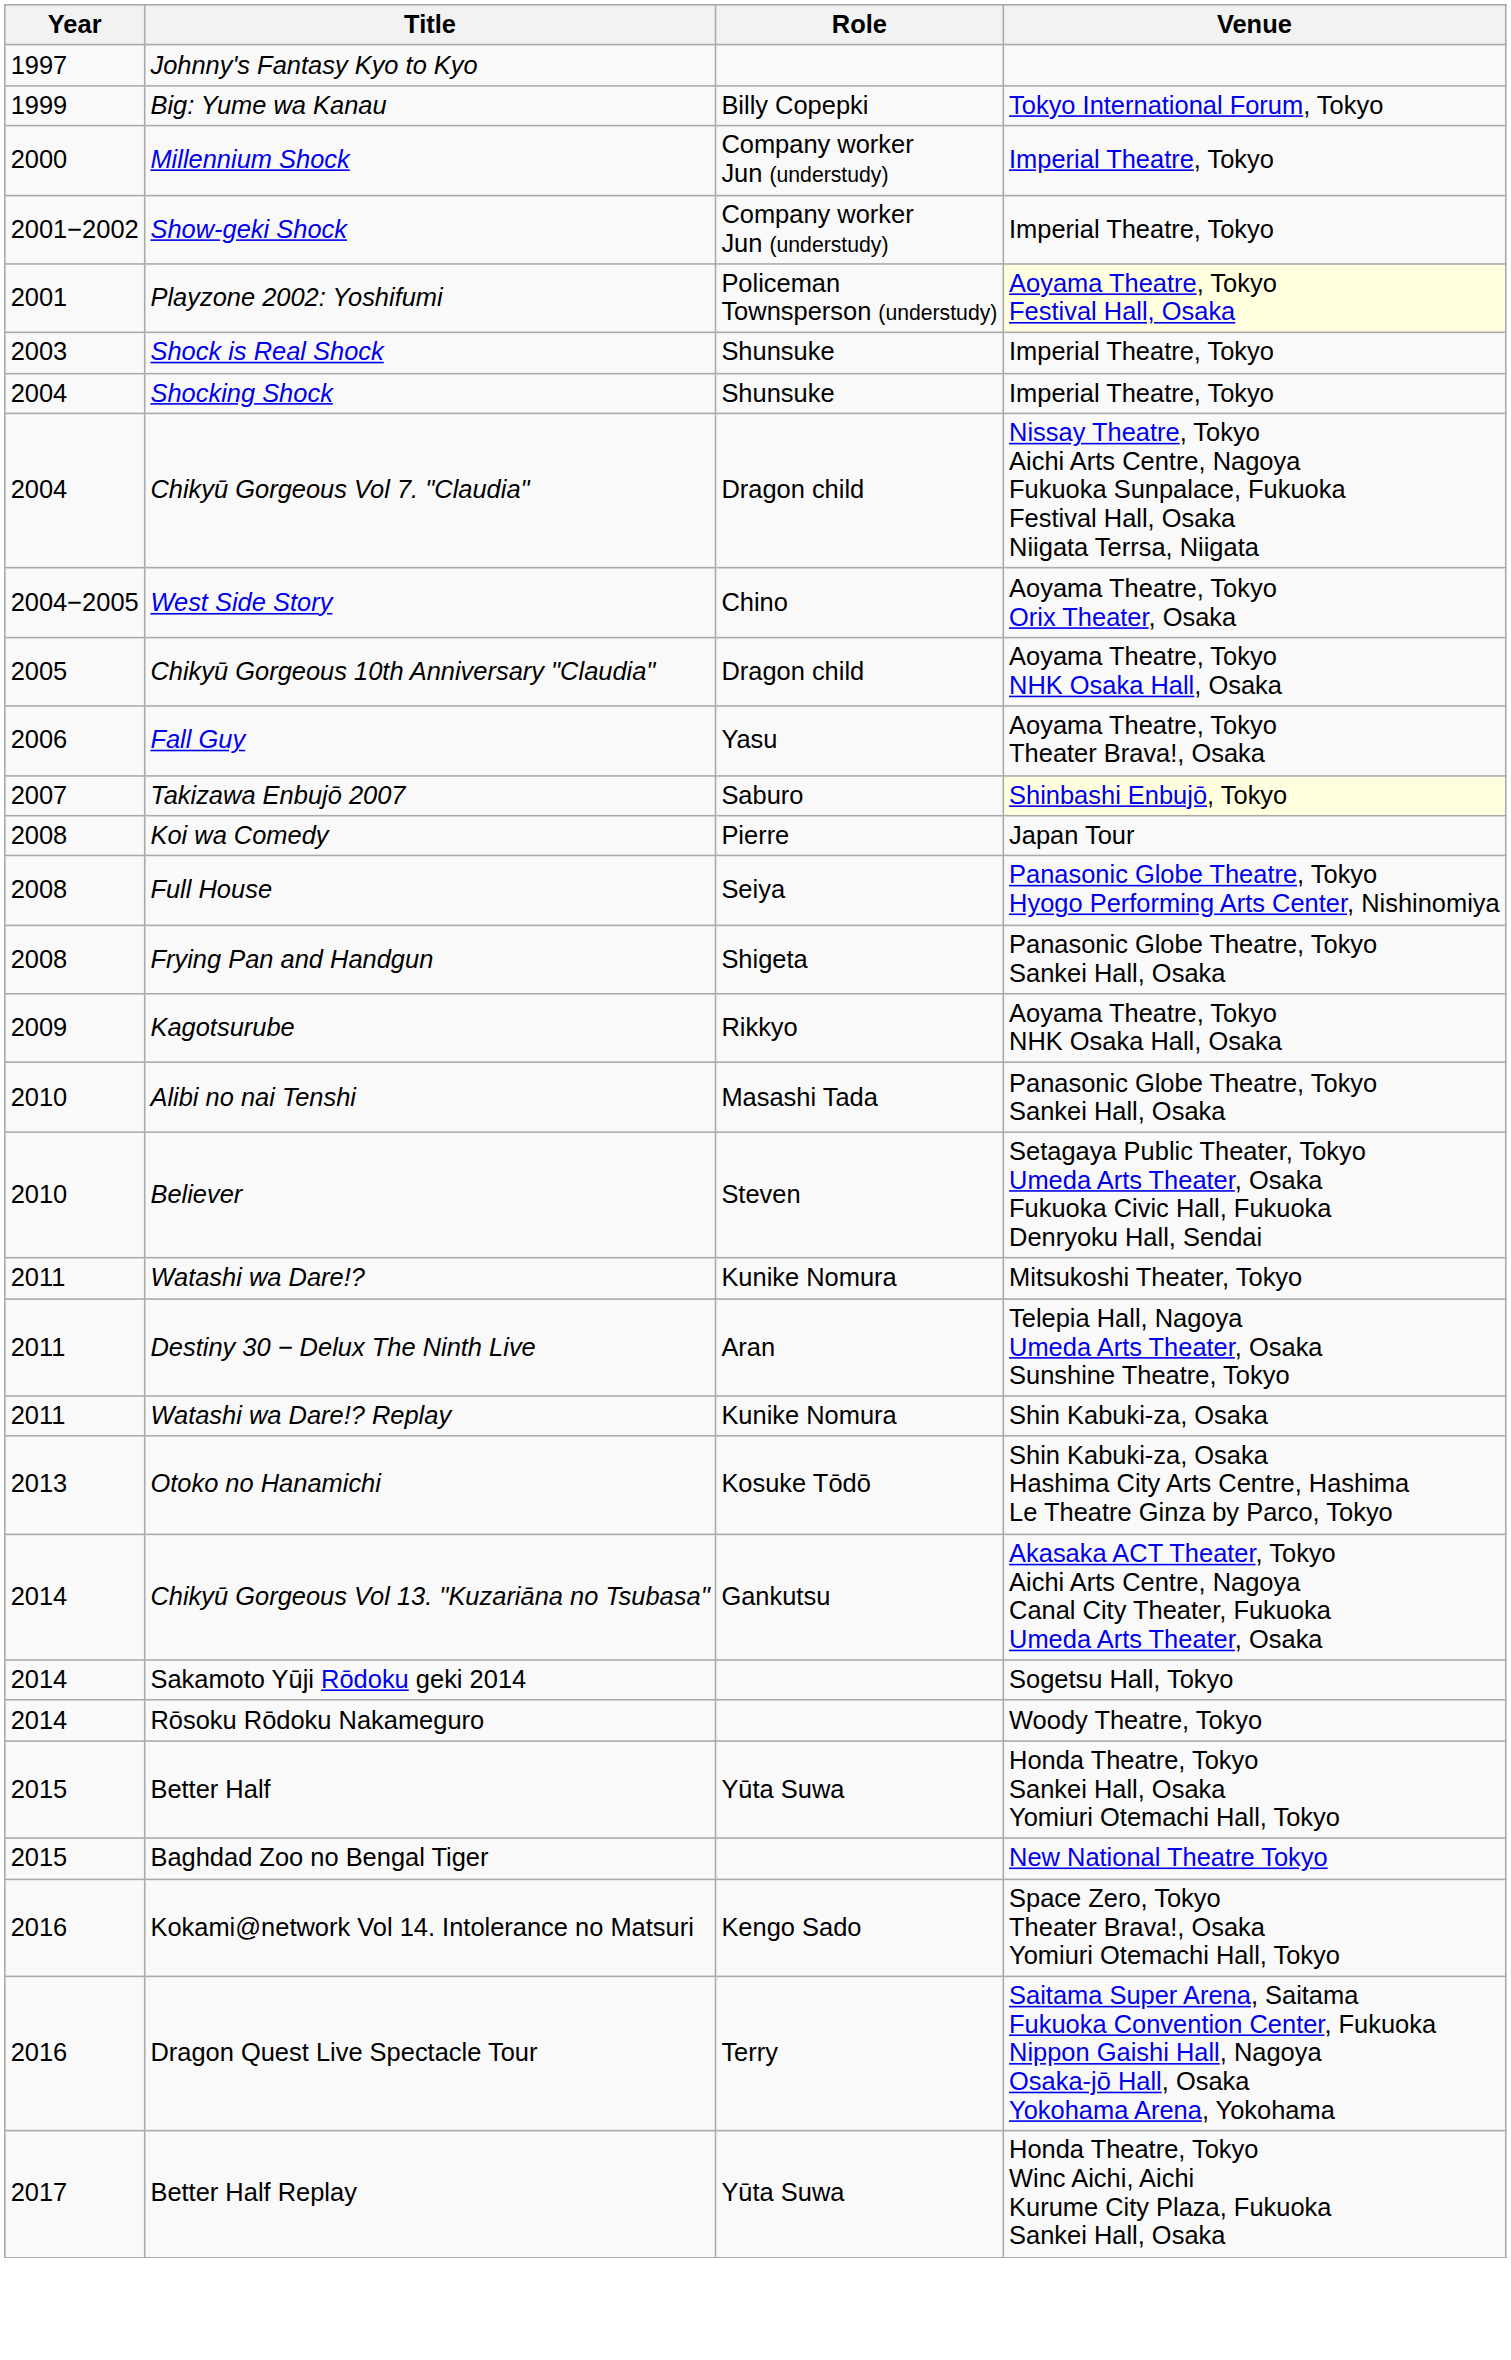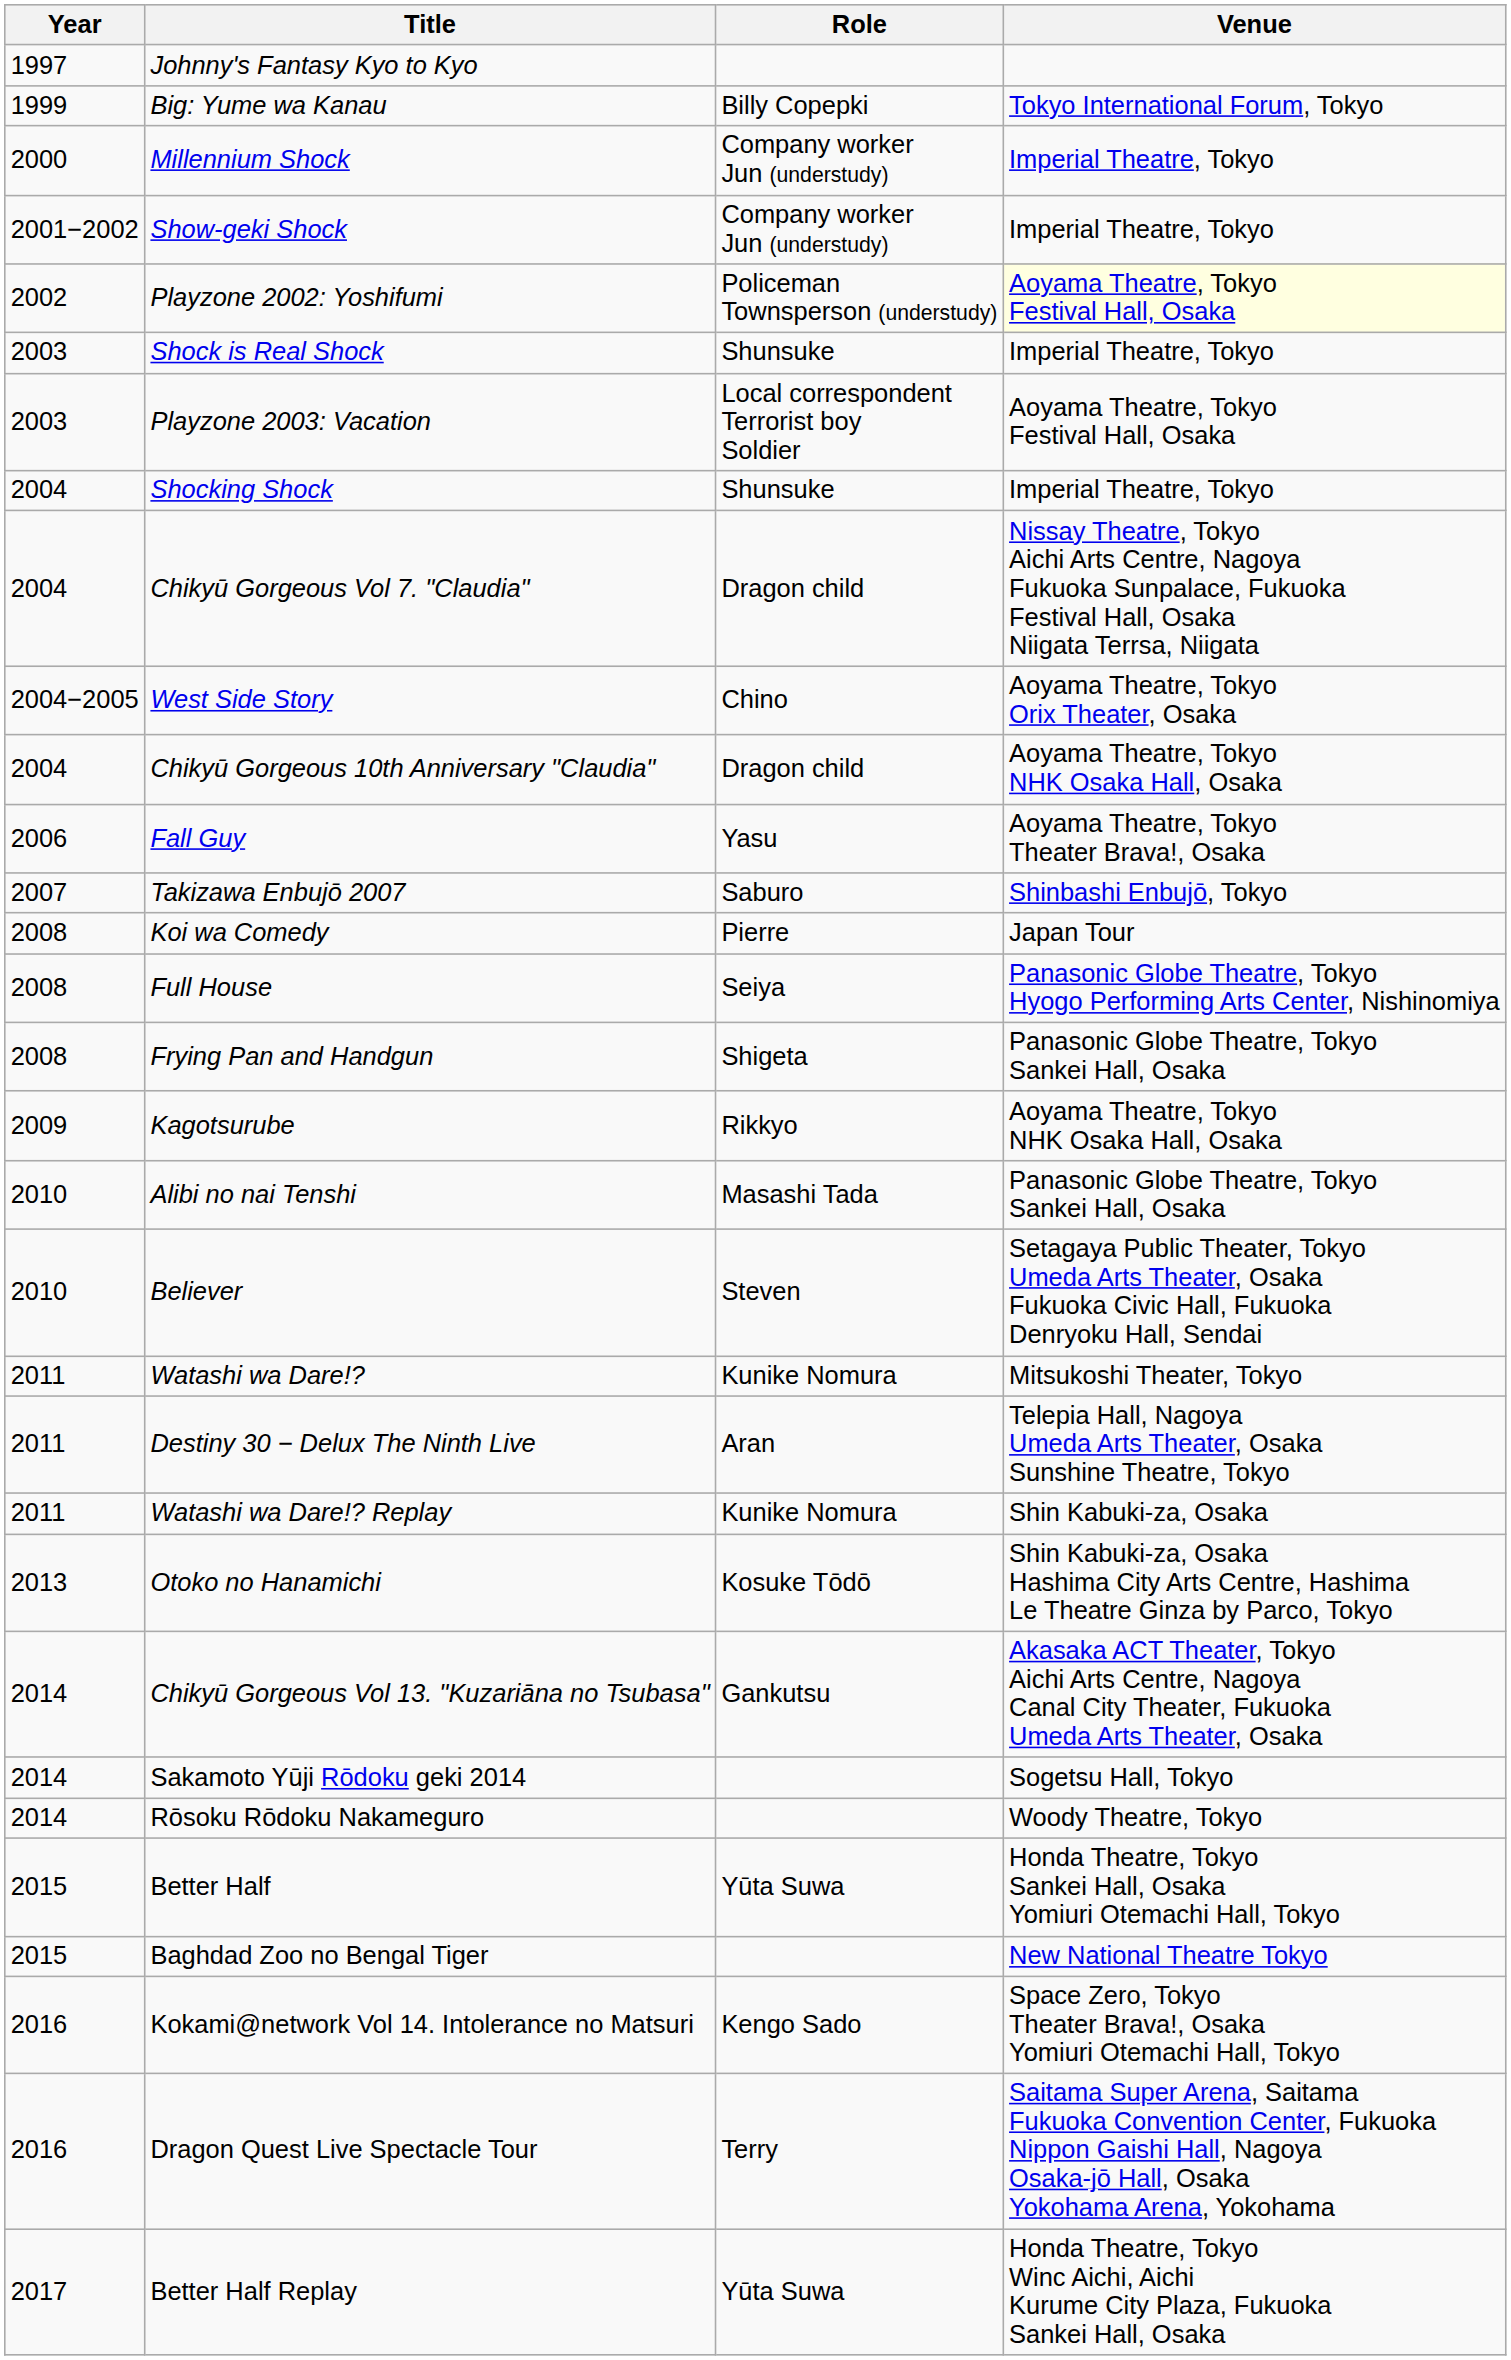(39, 297) 2001 -> (39, 297) 2002
+ row: (291, 421)
(39, 671) 2005 -> (39, 768) 2004
(1148, 795) lightyellow background -> (1148, 892) no background
